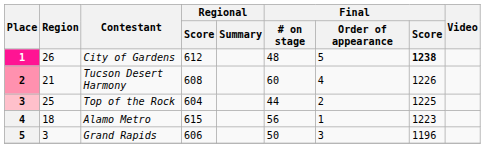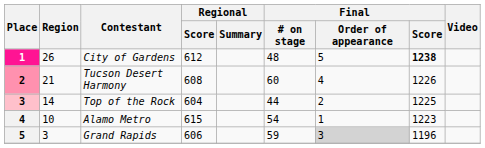(48, 102) 25 -> (48, 102) 14
(48, 119) 18 -> (48, 119) 10
(273, 119) 56 -> (273, 119) 54
(273, 135) 50 -> (273, 135) 59
(321, 135) no background -> (321, 135) lightgrey background
